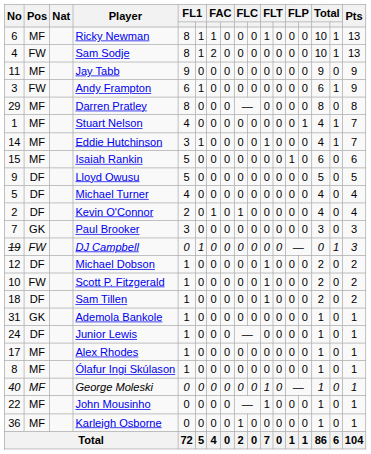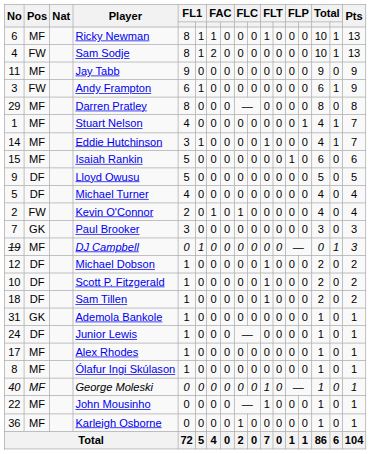(37, 212) DF -> (37, 212) FW
(37, 247) FW -> (37, 247) MF
(37, 282) FW -> (37, 282) DF
